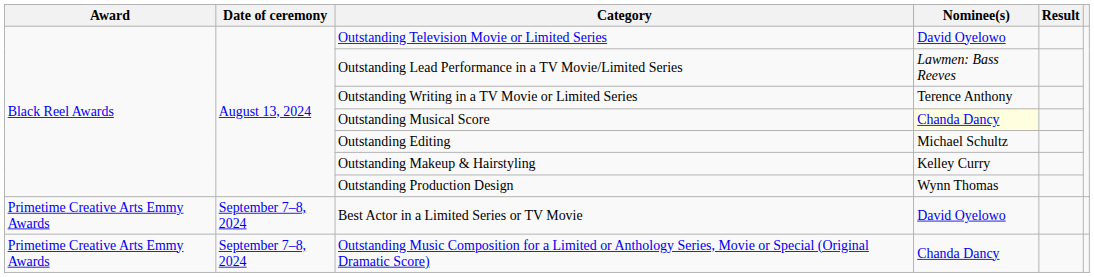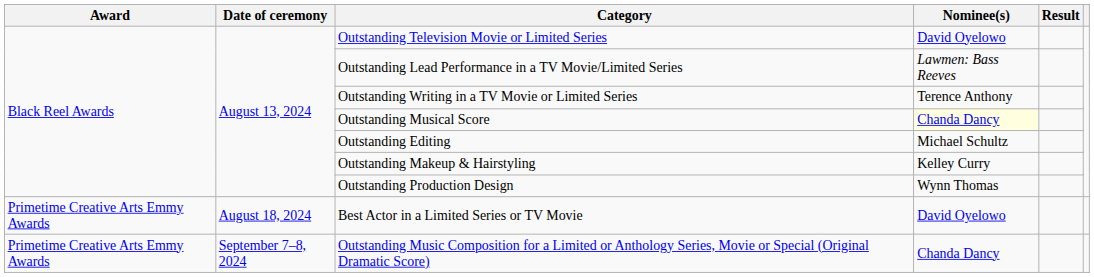(262, 215) September 7–8, 2024 -> (265, 215) August 18, 2024
